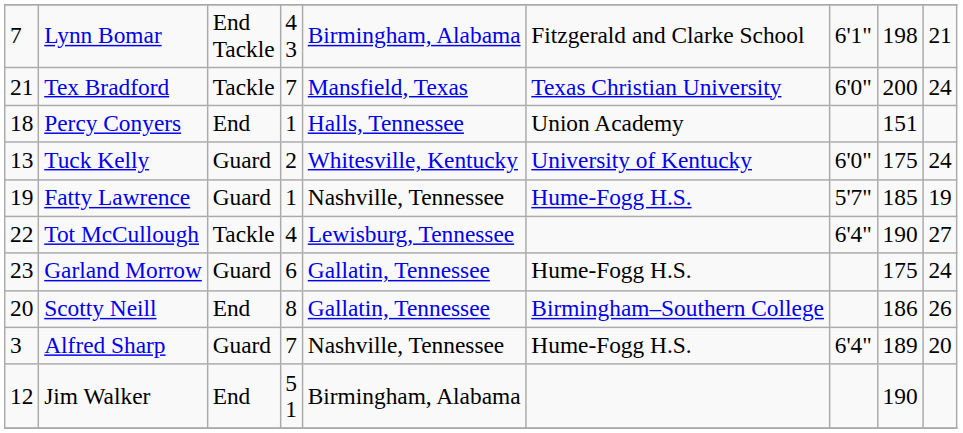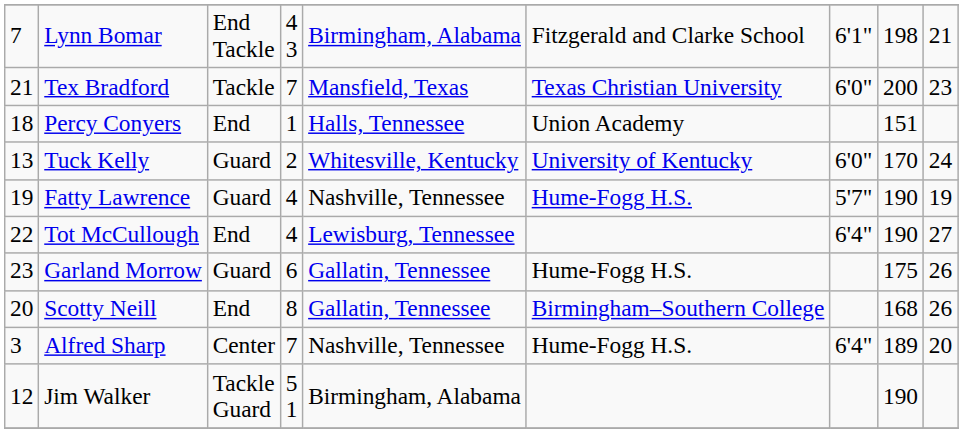(940, 86) 24 -> (940, 86) 23
(900, 160) 175 -> (900, 160) 170
(291, 197) 1 -> (292, 197) 4
(900, 197) 185 -> (900, 197) 190
(244, 234) Tackle -> (231, 234) End
(940, 271) 24 -> (940, 271) 26
(900, 308) 186 -> (900, 308) 168
(242, 345) Guard -> (244, 345) Center
(231, 395) End -> (244, 395) Tackle Guard
